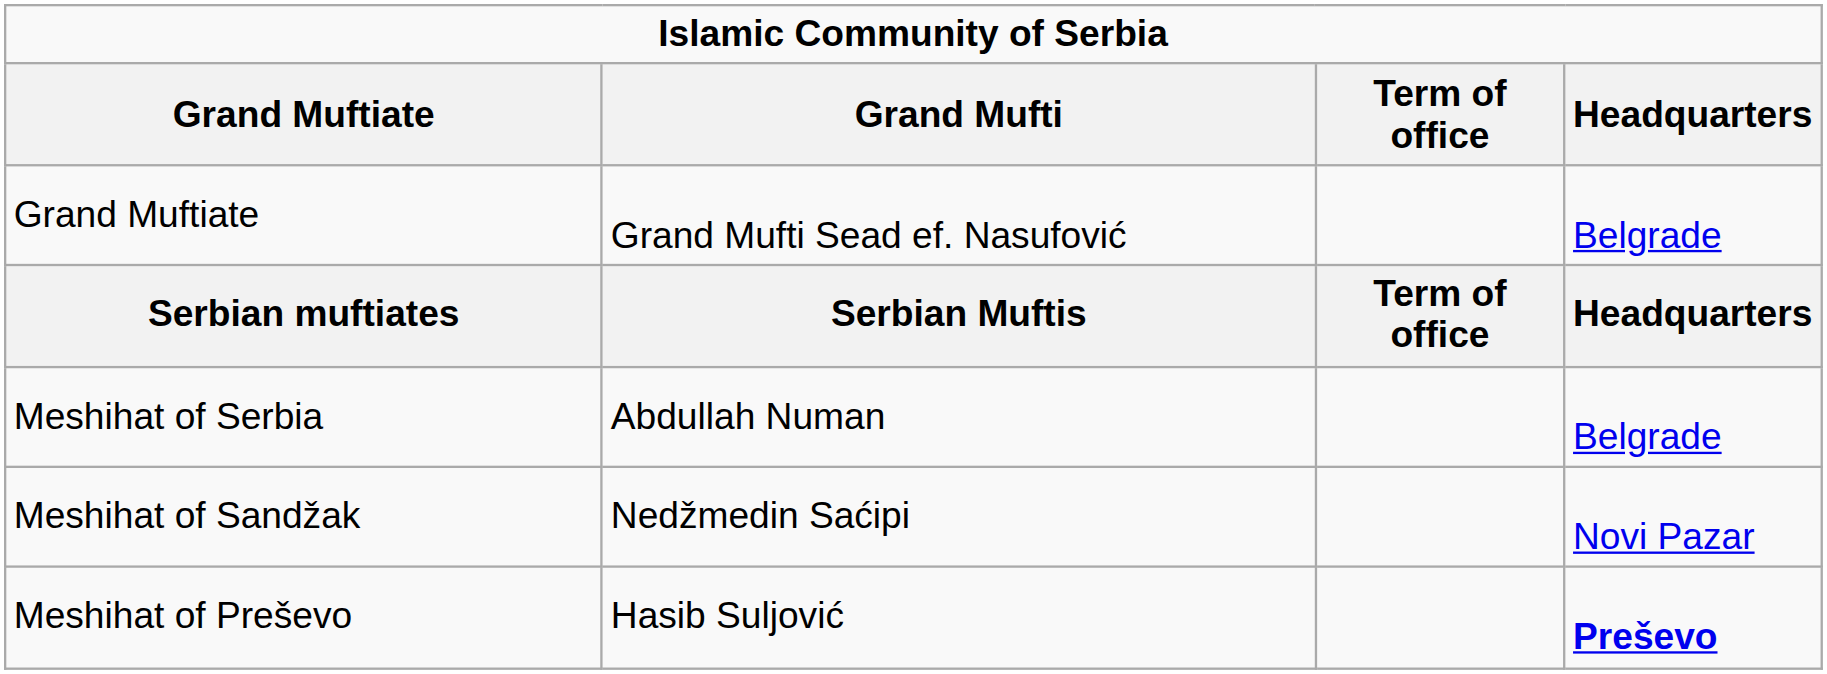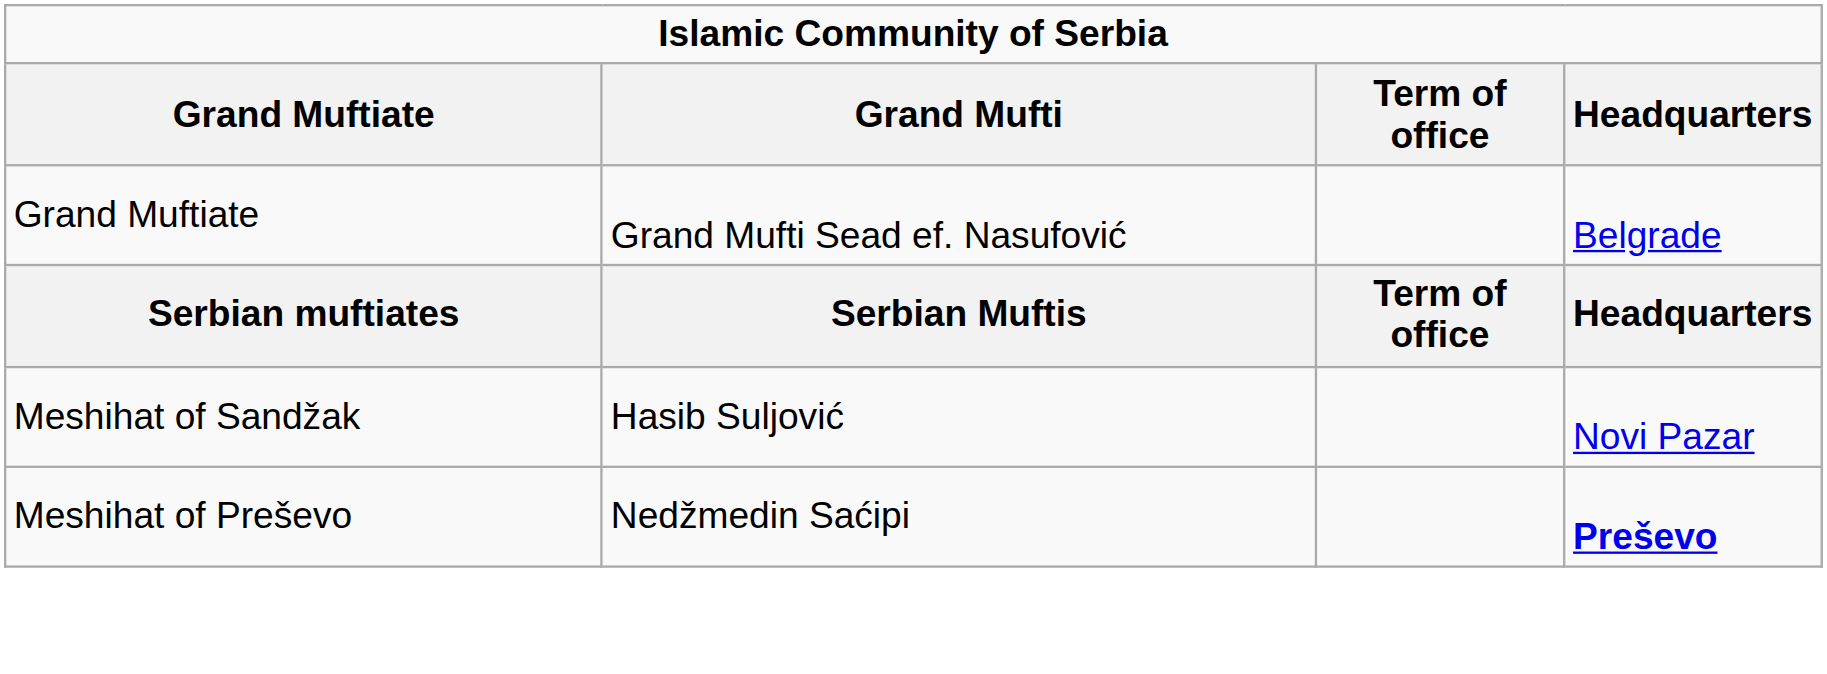- row: (168, 415)
(760, 516) Nedžmedin Saćipi -> (727, 415) Hasib Suljović
(727, 616) Hasib Suljović -> (760, 516) Nedžmedin Saćipi
